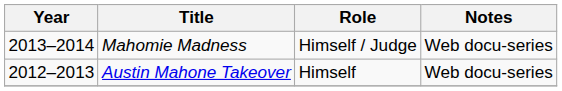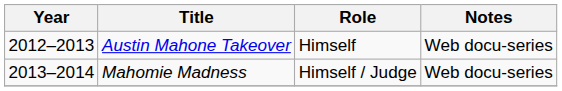rows swapped: (196, 72) <-> (174, 45)
